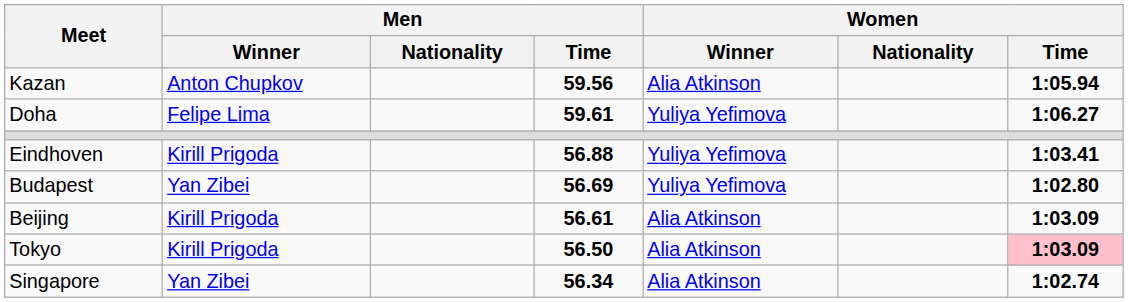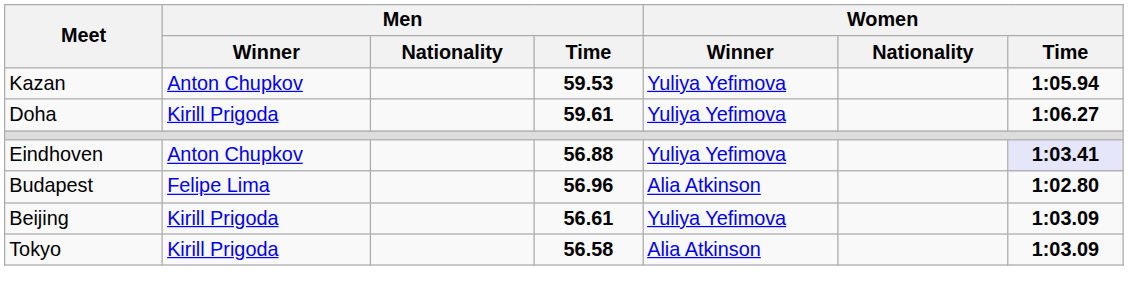(588, 83) 59.56 -> (588, 83) 59.53
(704, 83) Alia Atkinson -> (717, 83) Yuliya Yefimova
(218, 114) Felipe Lima -> (223, 114) Kirill Prigoda
(223, 155) Kirill Prigoda -> (235, 155) Anton Chupkov
(1065, 155) no background -> (1065, 155) lavender background
(208, 186) Yan Zibei -> (218, 186) Felipe Lima
(588, 186) 56.69 -> (588, 186) 56.96
(717, 186) Yuliya Yefimova -> (704, 186) Alia Atkinson
(704, 218) Alia Atkinson -> (717, 218) Yuliya Yefimova
(588, 249) 56.50 -> (588, 249) 56.58
(1065, 249) pink background -> (1065, 249) no background
- row: (54, 281)
